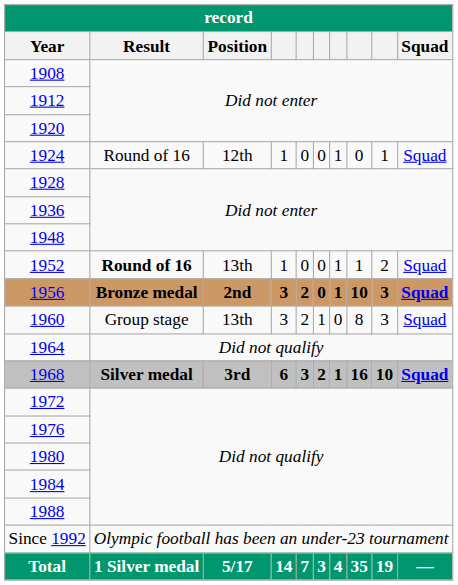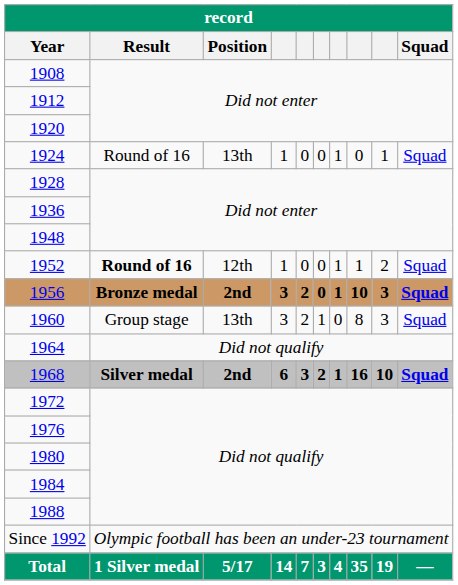(237, 155) 12th -> (237, 155) 13th
(237, 264) 13th -> (237, 264) 12th
(237, 374) 3rd -> (237, 374) 2nd
